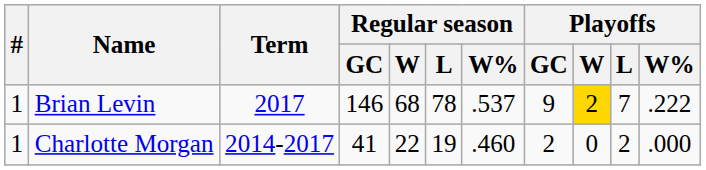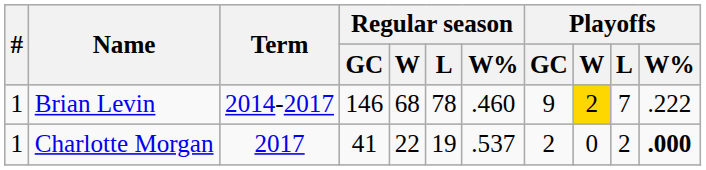(280, 104) 2017 -> (280, 104) 2014-2017
(493, 104) .537 -> (493, 104) .460
(280, 143) 2014-2017 -> (280, 143) 2017
(493, 143) .460 -> (493, 143) .537
(669, 143) normal -> (669, 143) bold
